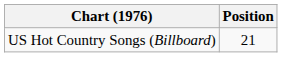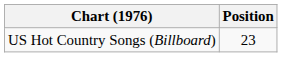(248, 39) 21 -> (248, 39) 23
